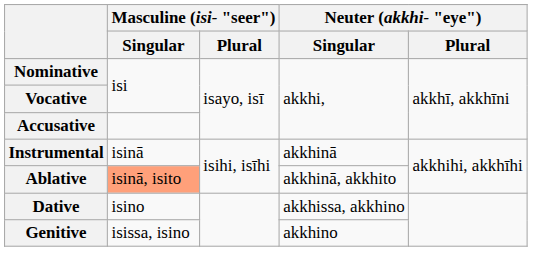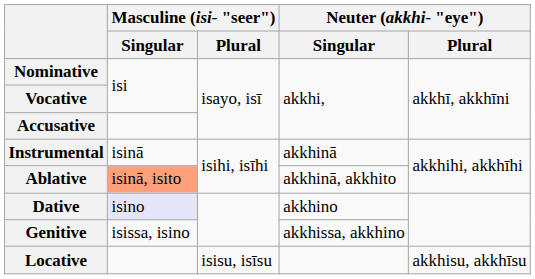(128, 206) no background -> (128, 206) lavender background
(344, 206) akkhissa, akkhino -> (310, 206) akkhino
(310, 233) akkhino -> (344, 233) akkhissa, akkhino
+ row: (56, 260)
